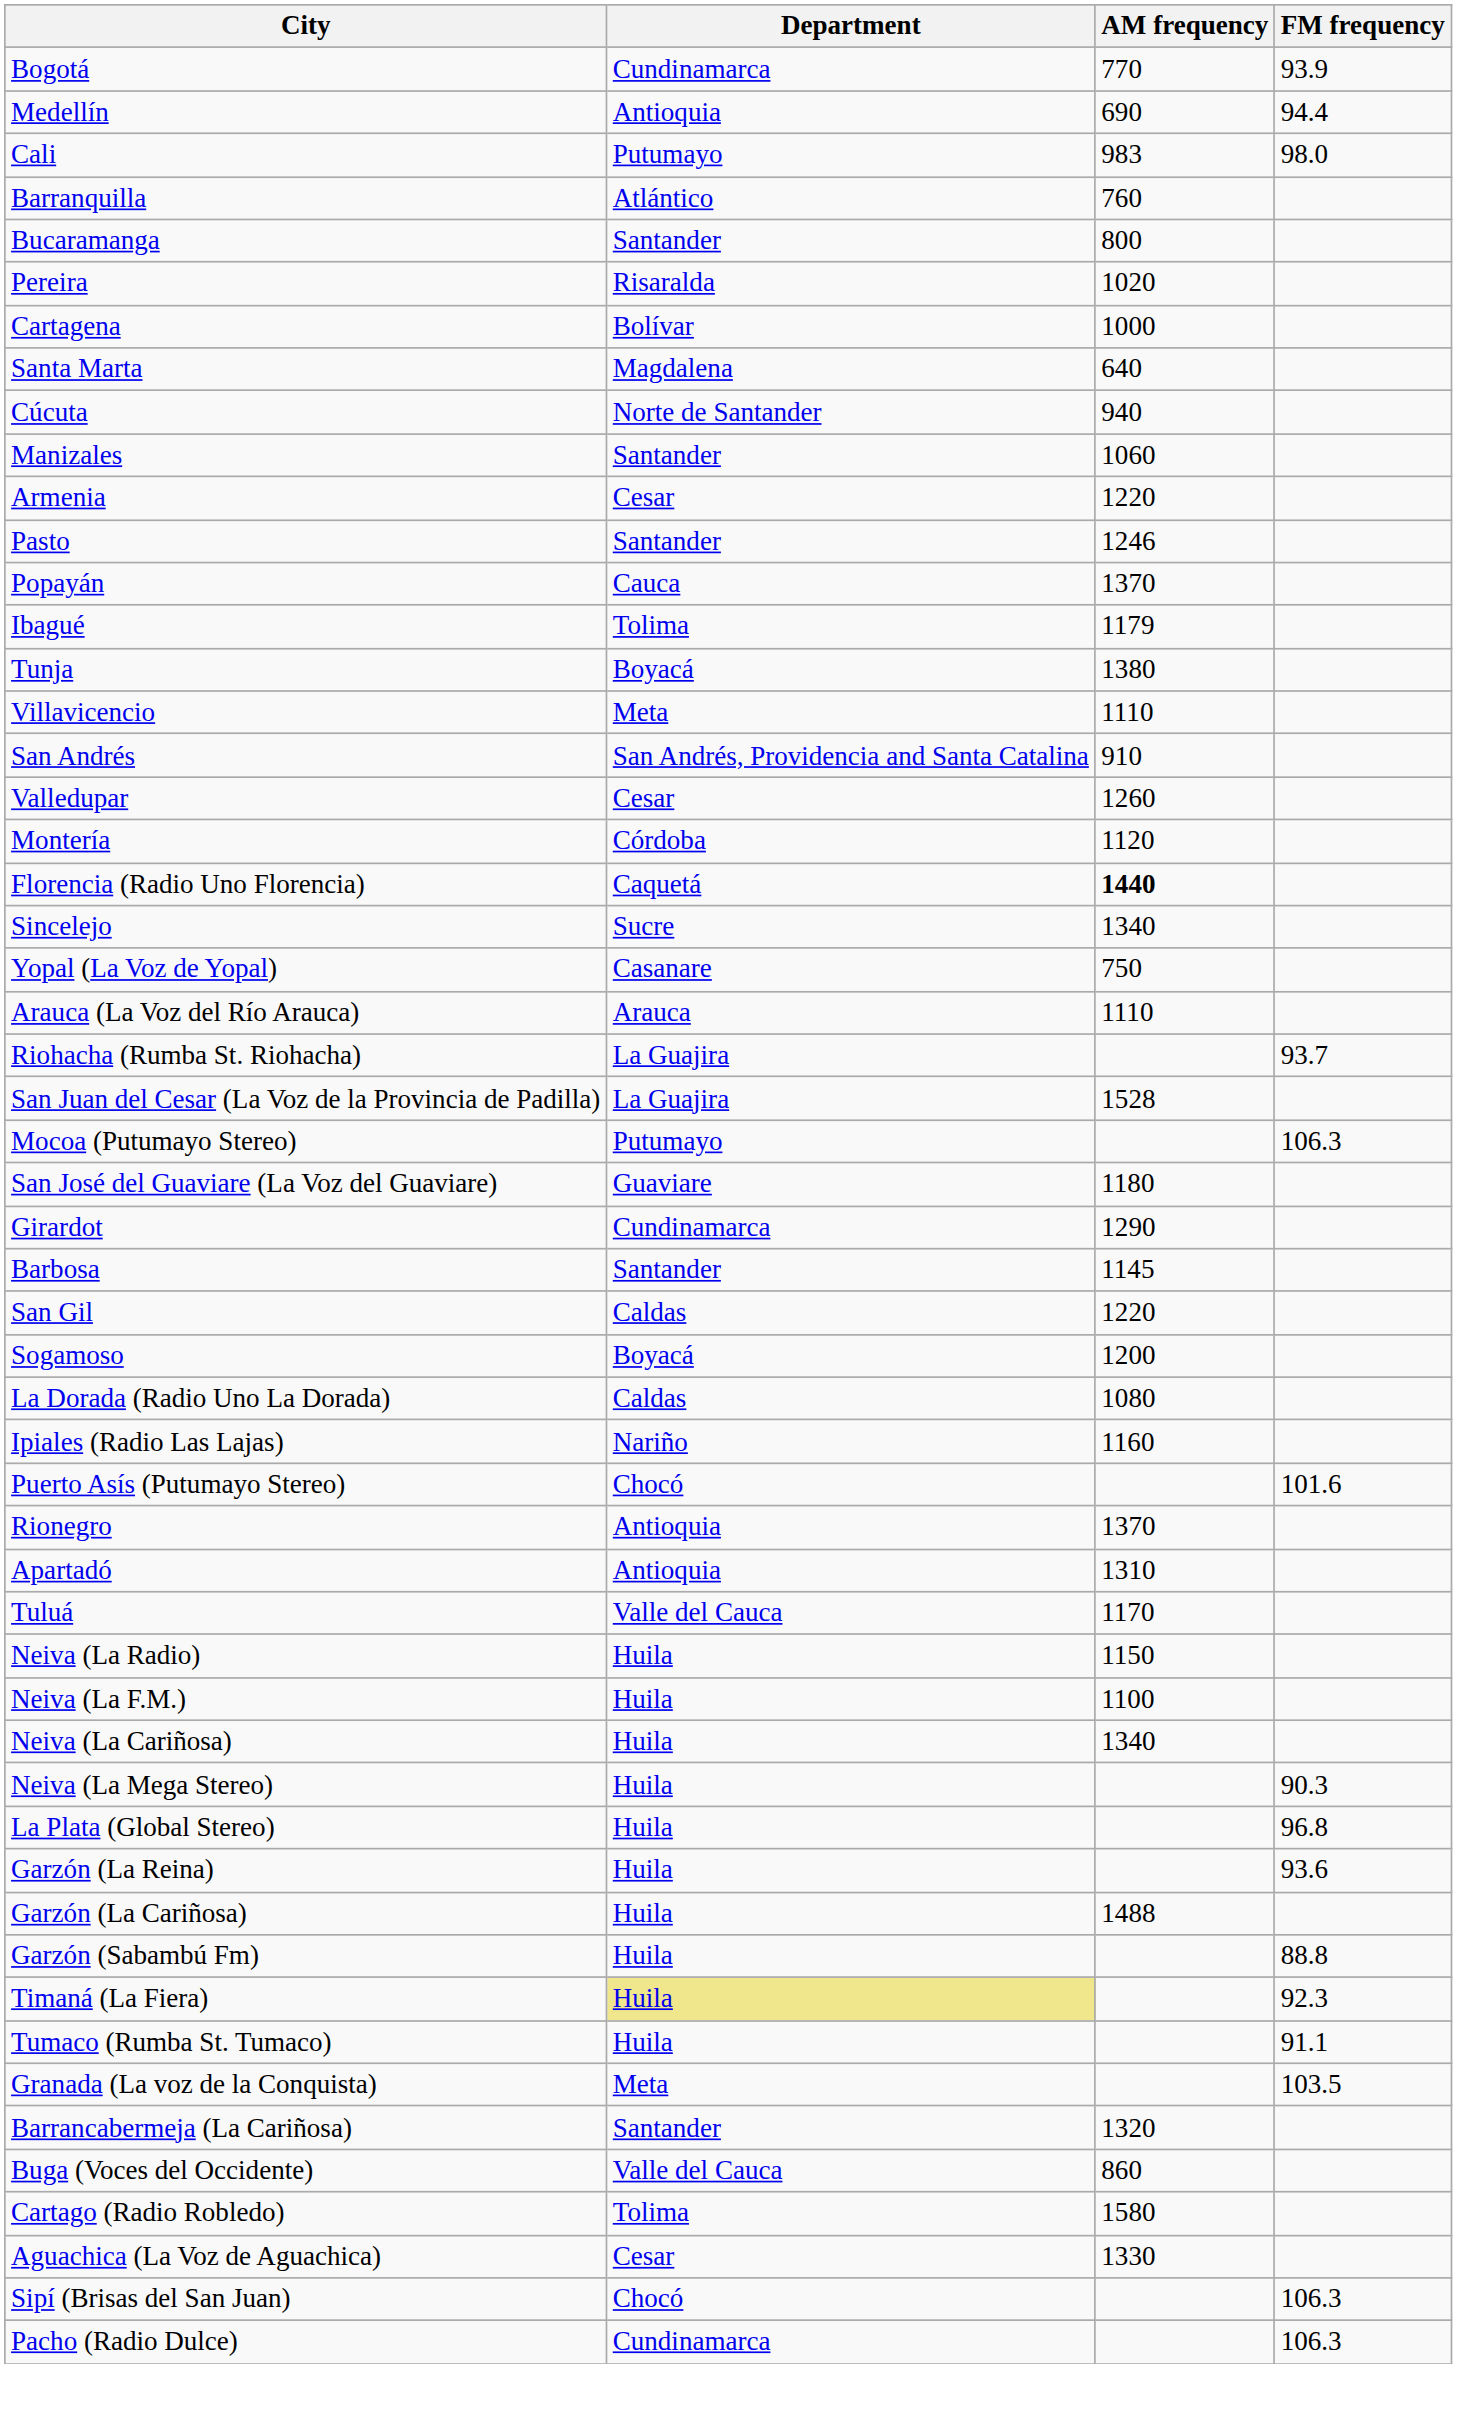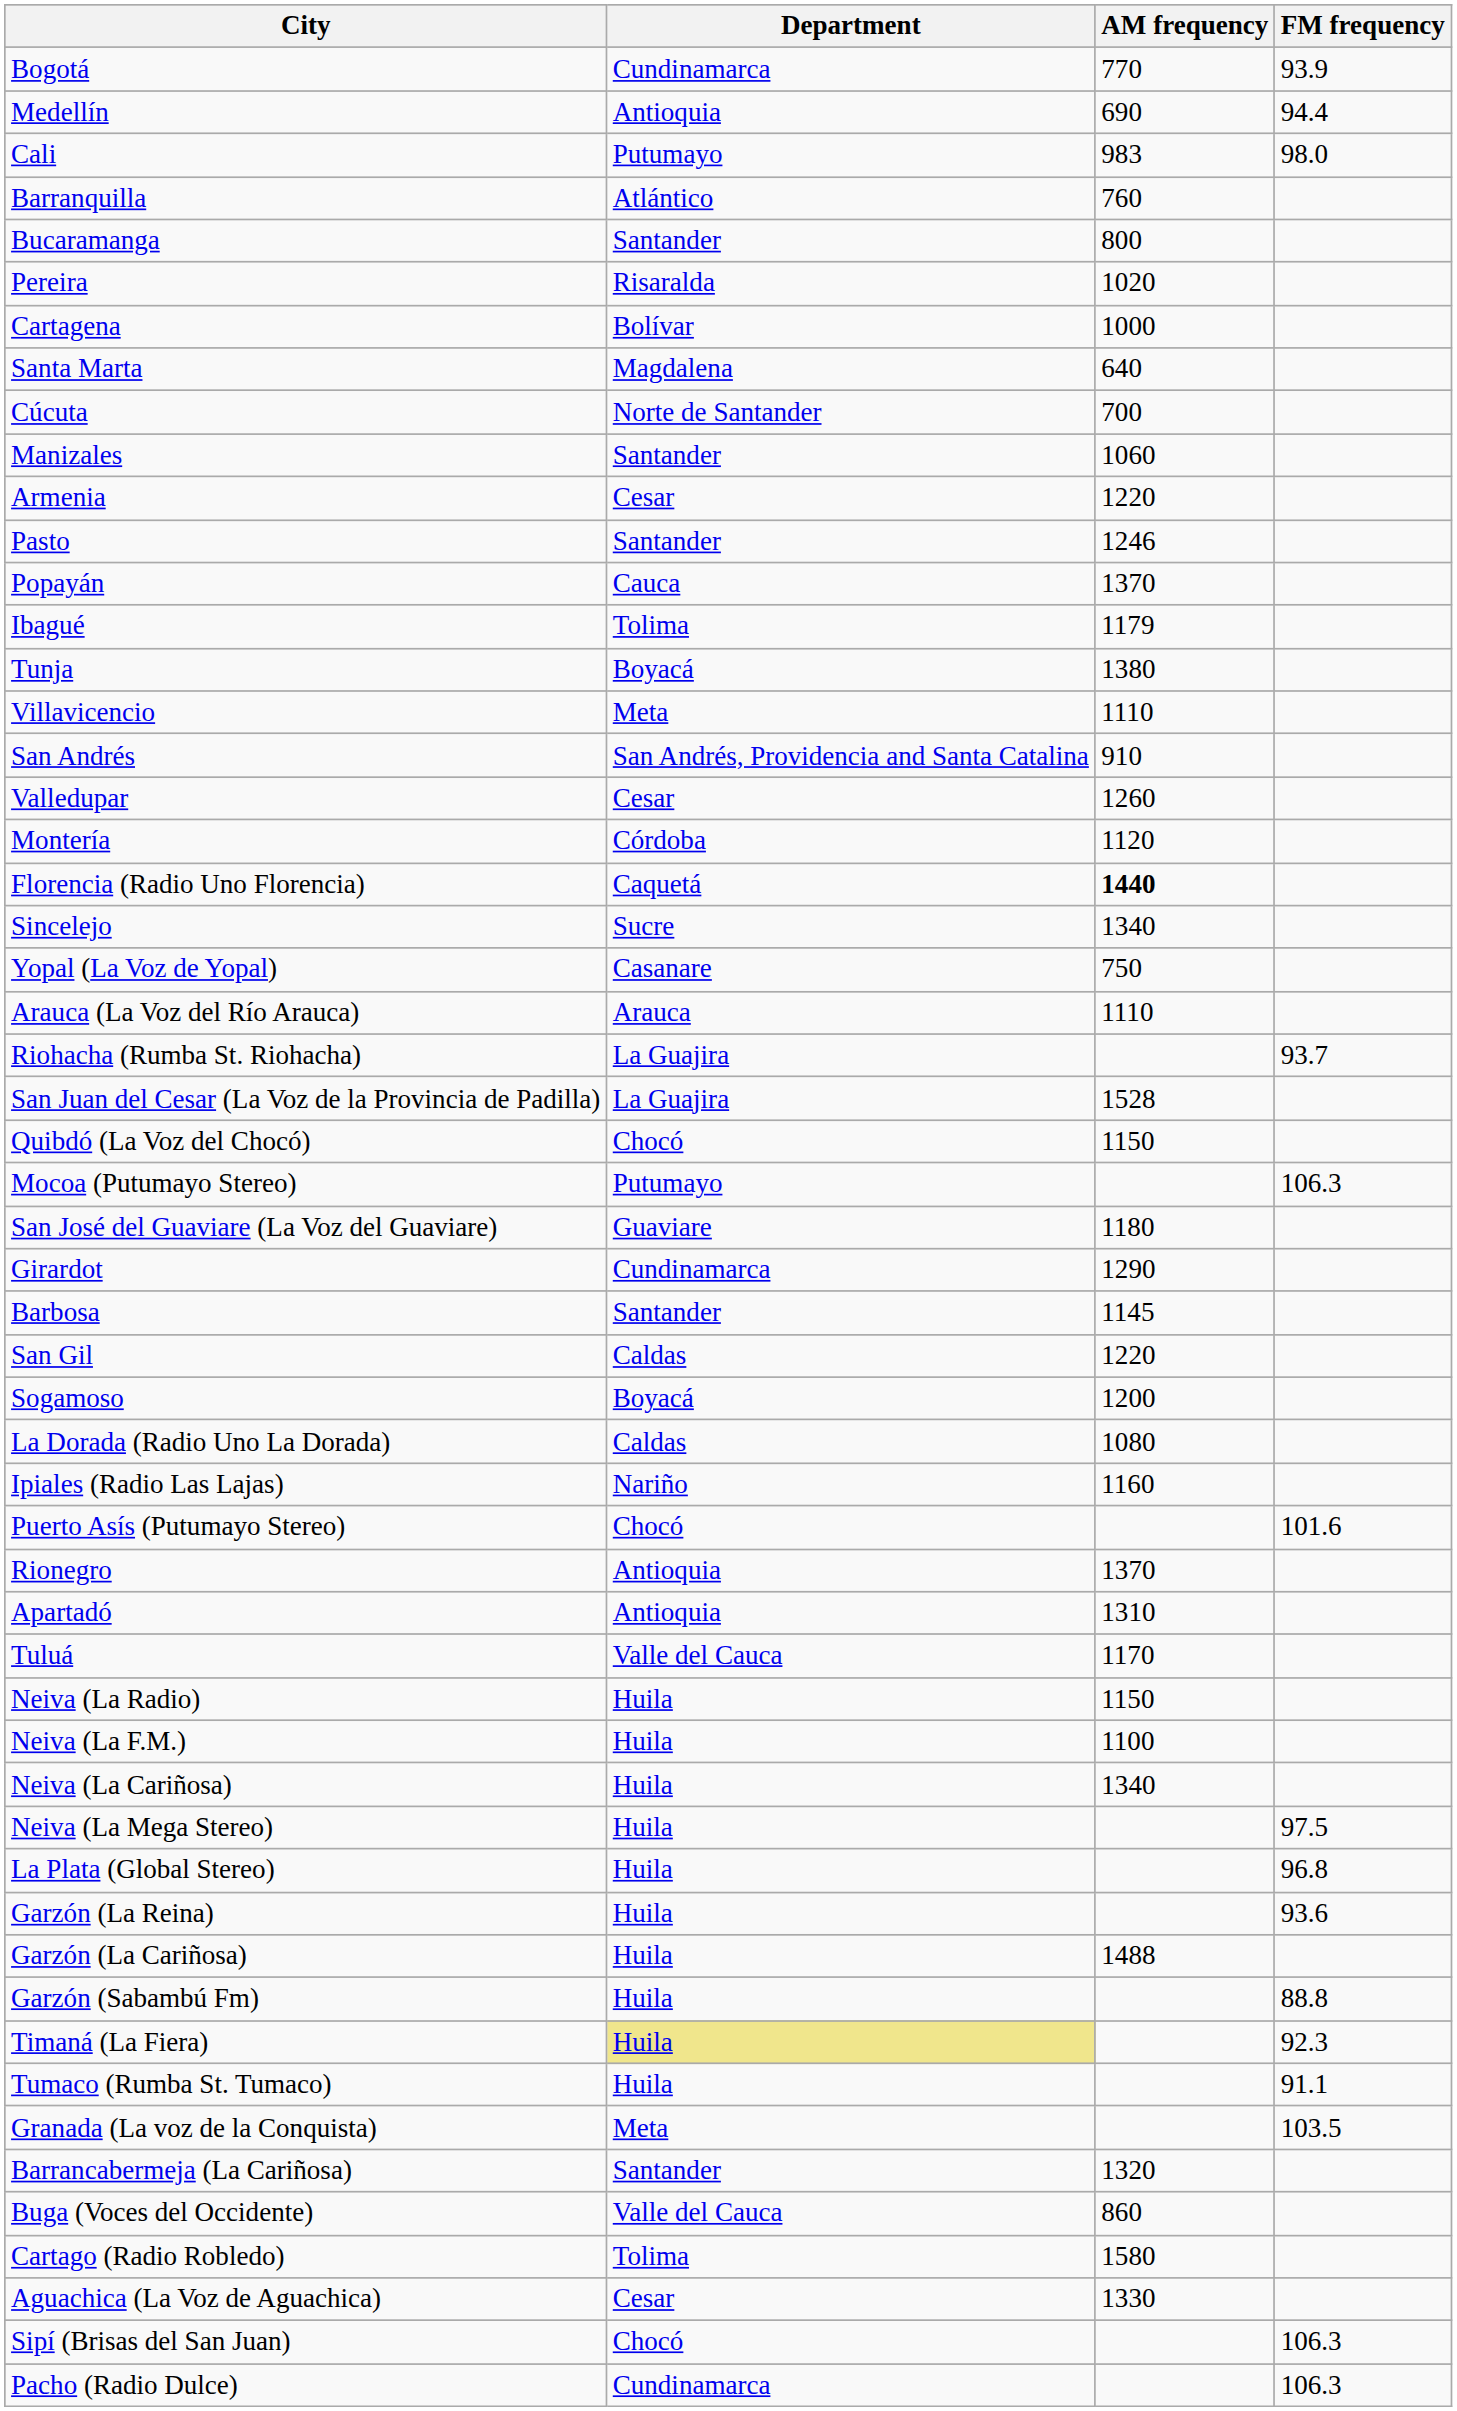(1122, 411) 940 -> (1122, 411) 700
+ row: (161, 1140)
(1304, 1784) 90.3 -> (1304, 1827) 97.5
